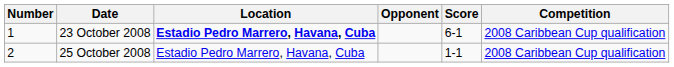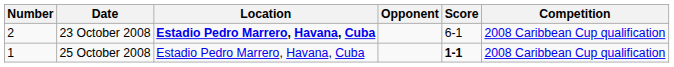(11, 33) 1 -> (11, 33) 2
(11, 52) 2 -> (11, 52) 1
(453, 52) normal -> (453, 52) bold
